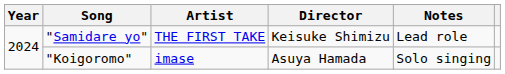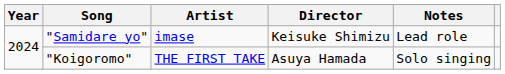(210, 37) THE FIRST TAKE -> (174, 37) imase
(174, 58) imase -> (210, 58) THE FIRST TAKE
